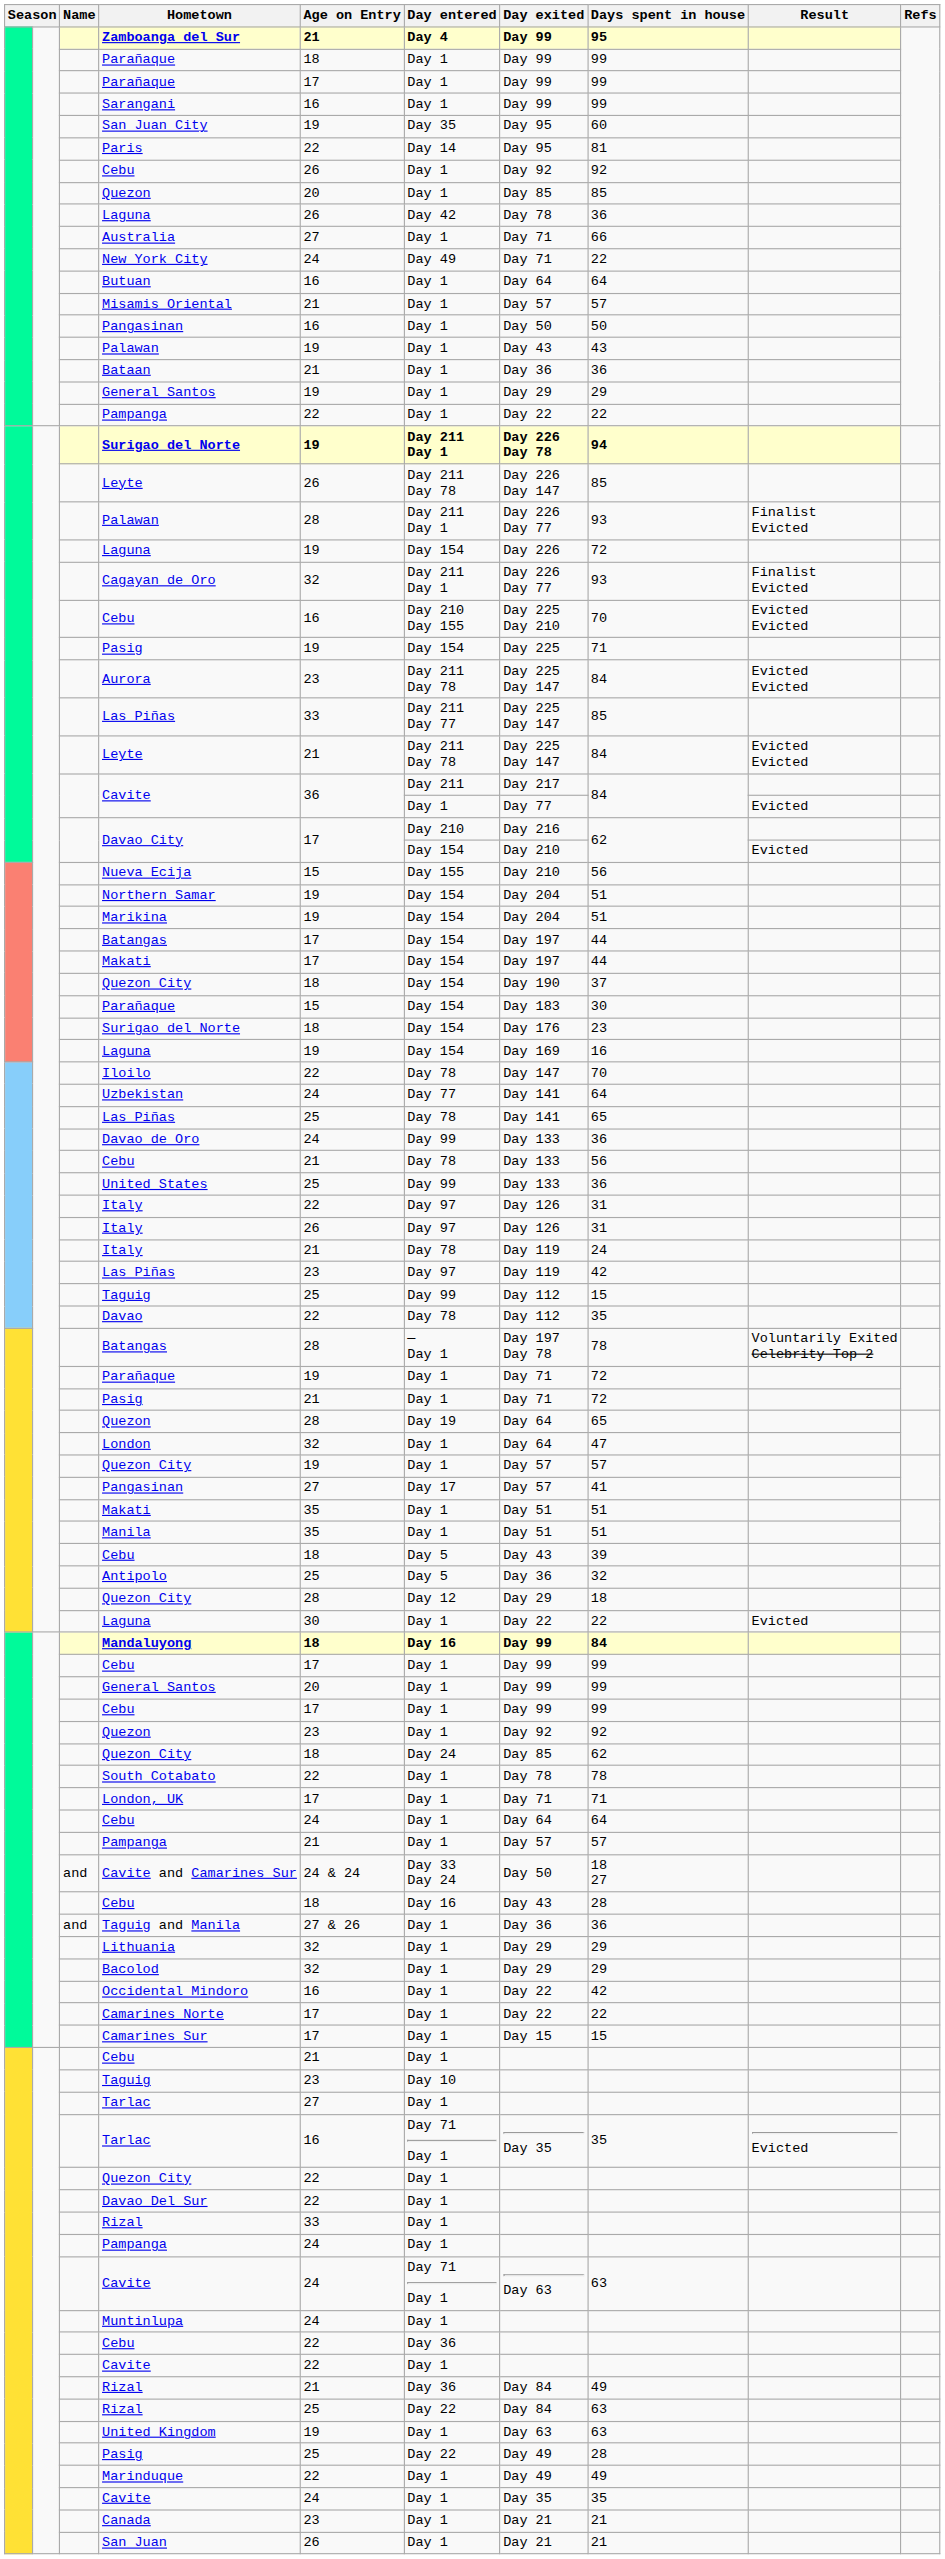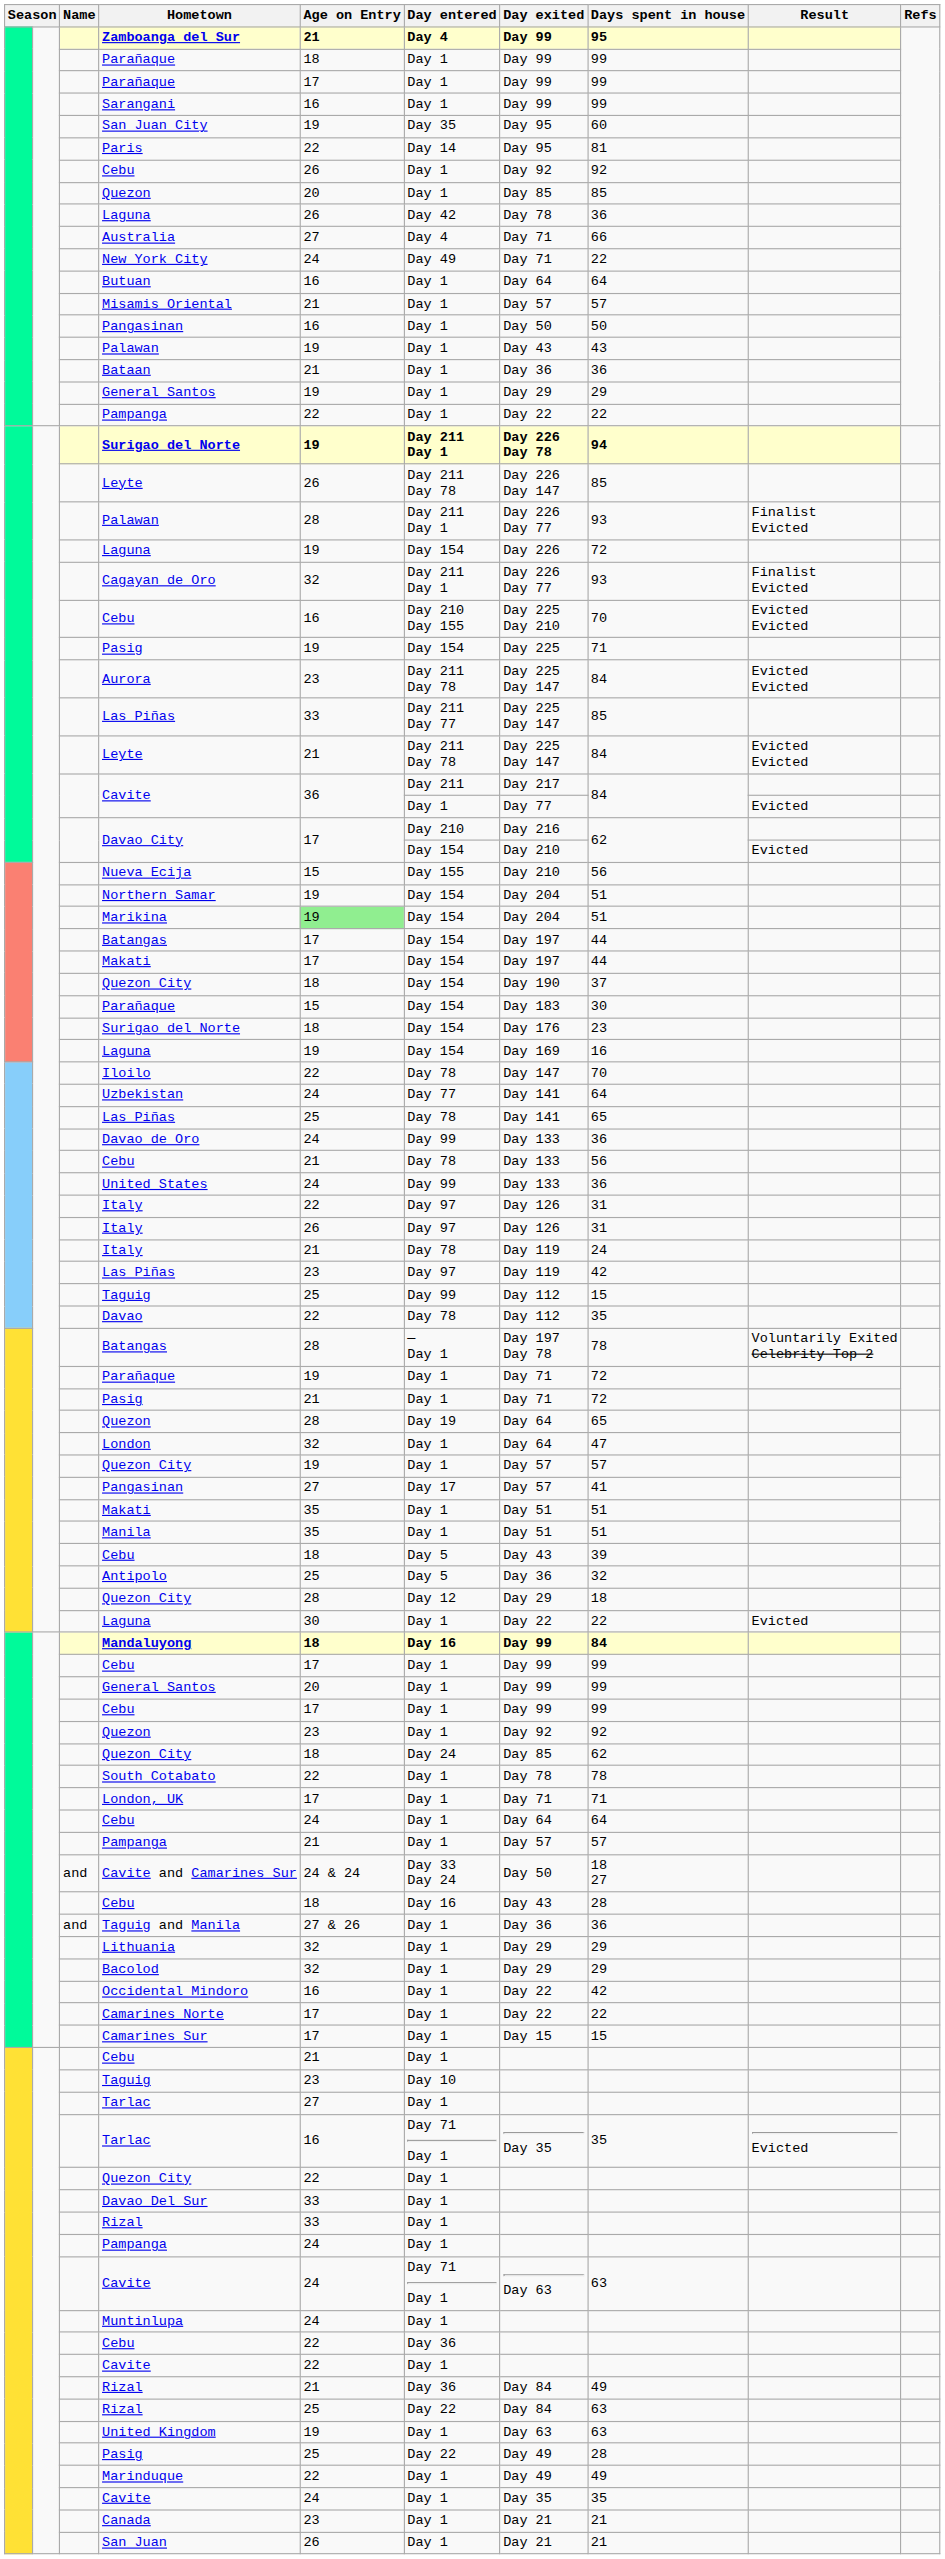(428, 238) Day 1 -> (428, 238) Day 4
(312, 918) no background -> (312, 918) lightgreen background
(312, 1184) 25 -> (312, 1184) 24
(312, 2201) 22 -> (312, 2201) 33
